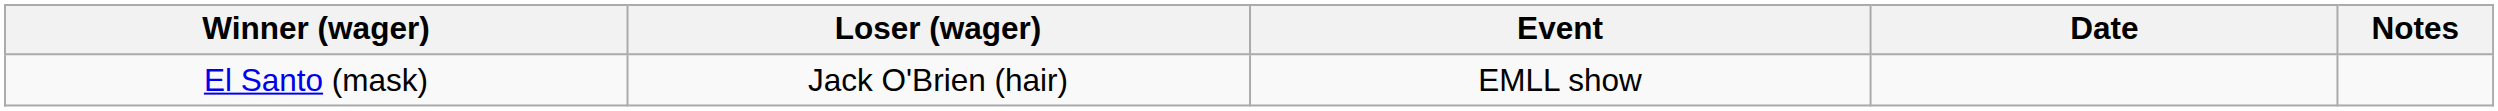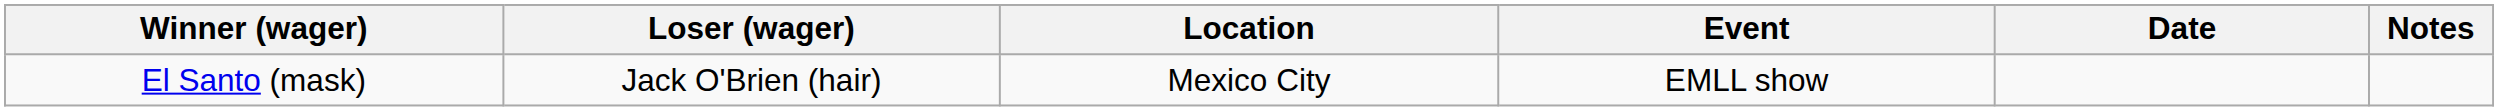+ column: (1249, 29)
